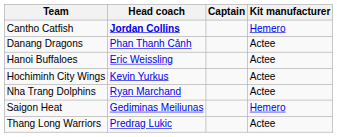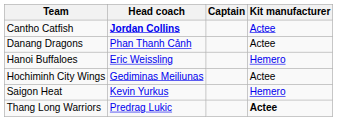(268, 28) Hemero -> (263, 28) Actee
(263, 60) Actee -> (268, 60) Hemero
(139, 76) Kevin Yurkus -> (157, 76) Gediminas Meiliunas
- row: (51, 92)
(157, 108) Gediminas Meiliunas -> (139, 92) Kevin Yurkus
(263, 124) normal -> (263, 108) bold
